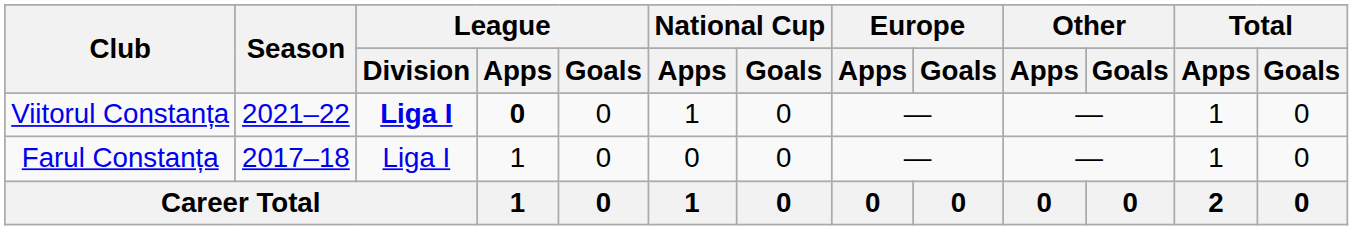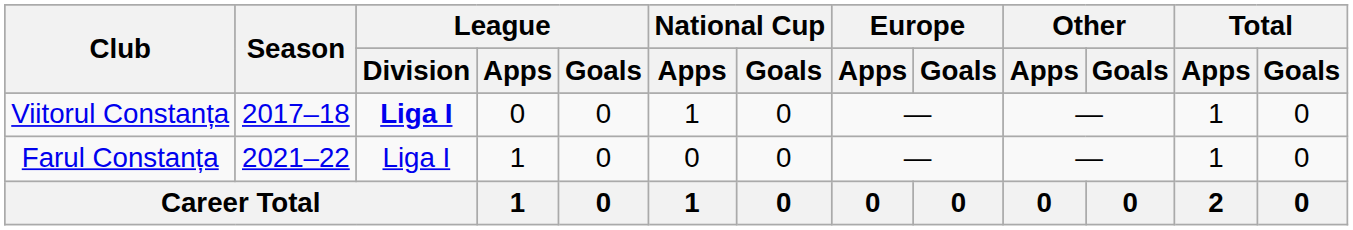(296, 114) 2021–22 -> (296, 114) 2017–18
(518, 114) bold -> (518, 114) normal
(296, 158) 2017–18 -> (296, 158) 2021–22
